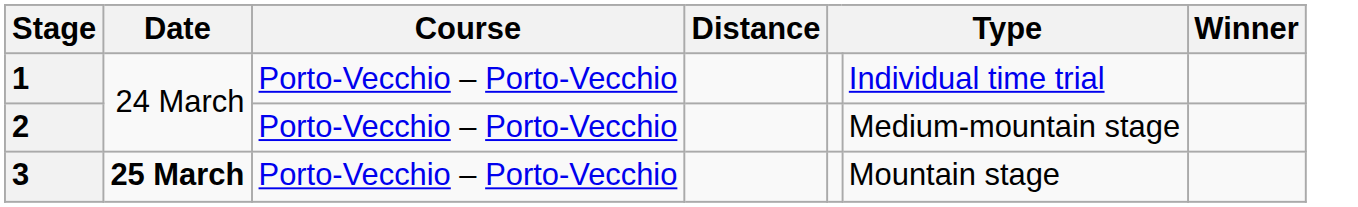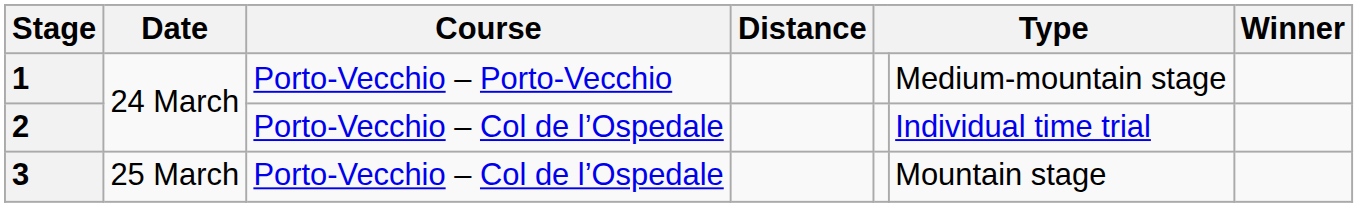(977, 77) Individual time trial -> (1061, 77) Medium-mountain stage
(468, 126) Porto-Vecchio – Porto-Vecchio -> (489, 126) Porto-Vecchio – Col de l’Ospedale
(1014, 126) Medium-mountain stage -> (1023, 126) Individual time trial
(177, 175) bold -> (175, 175) normal
(468, 175) Porto-Vecchio – Porto-Vecchio -> (489, 175) Porto-Vecchio – Col de l’Ospedale
